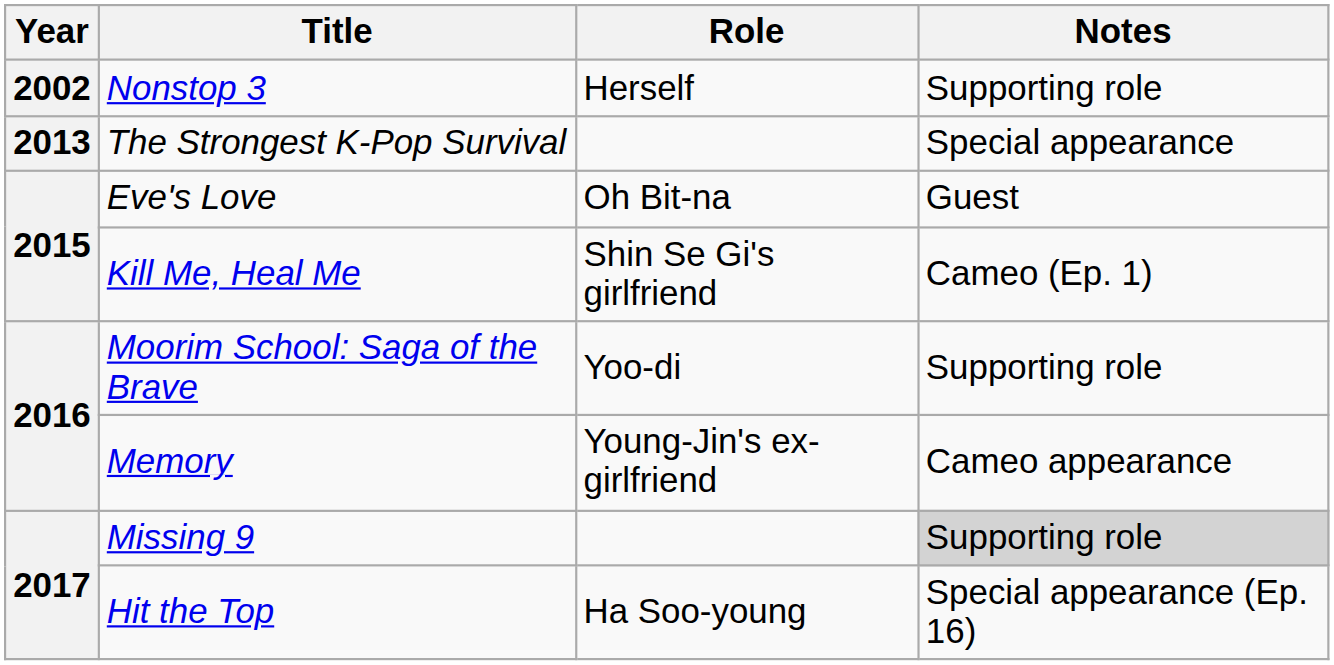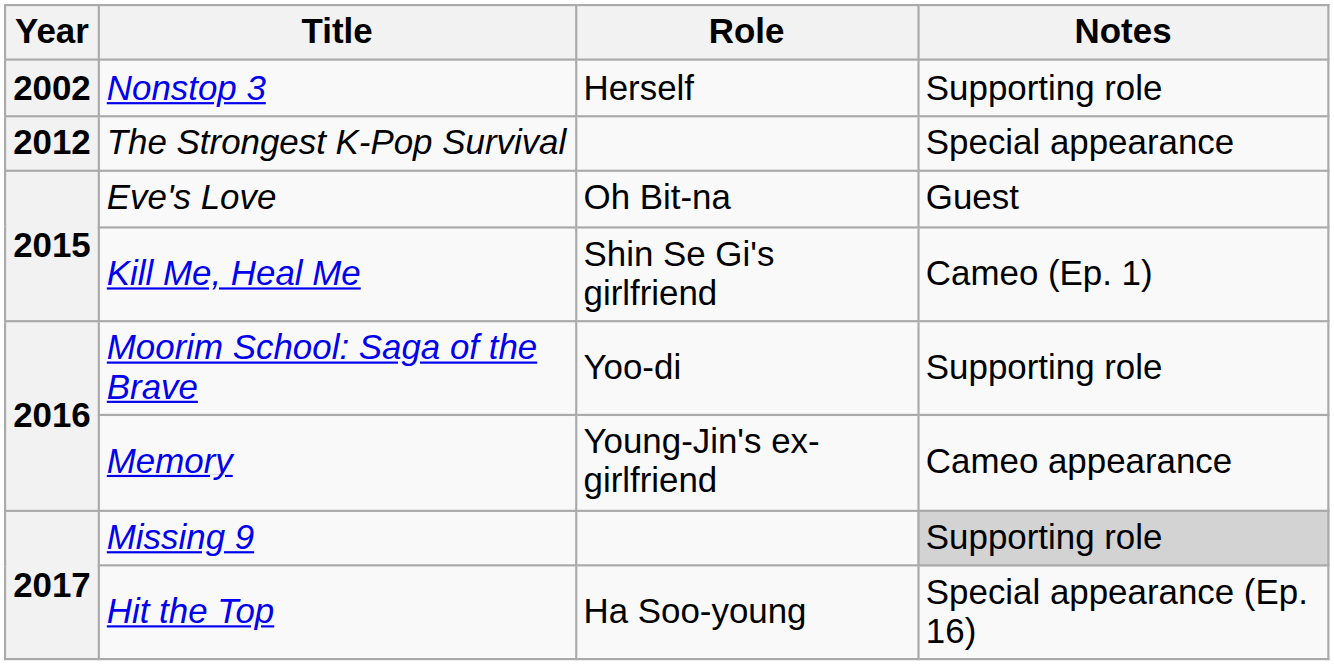(52, 142) 2013 -> (52, 142) 2012
